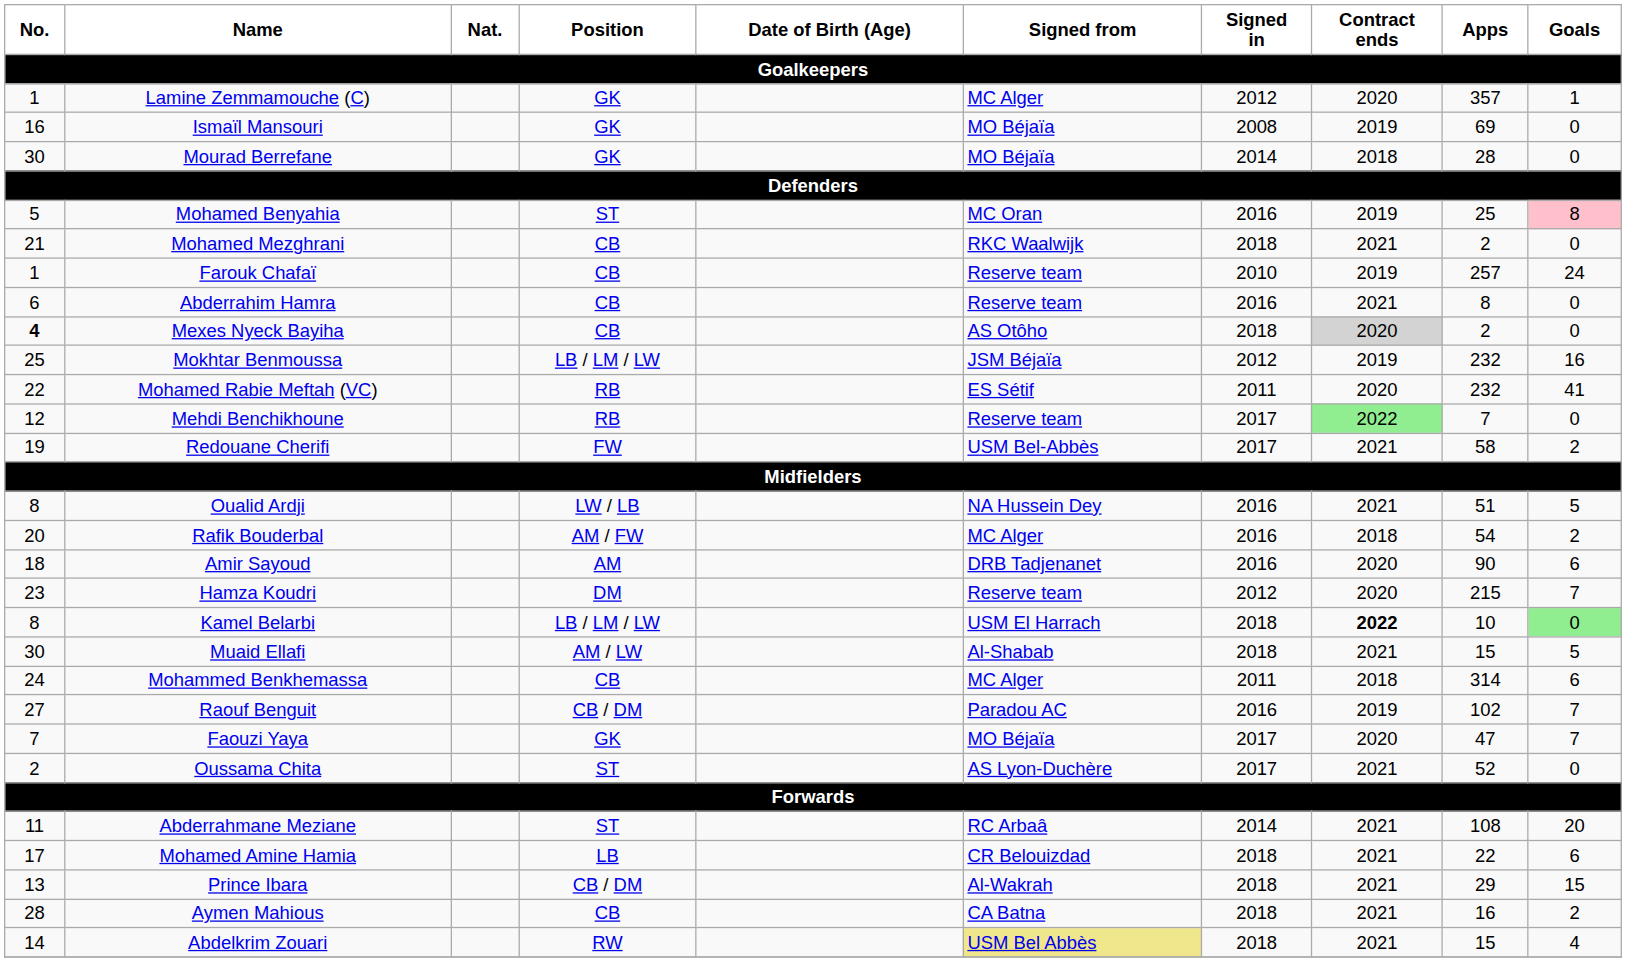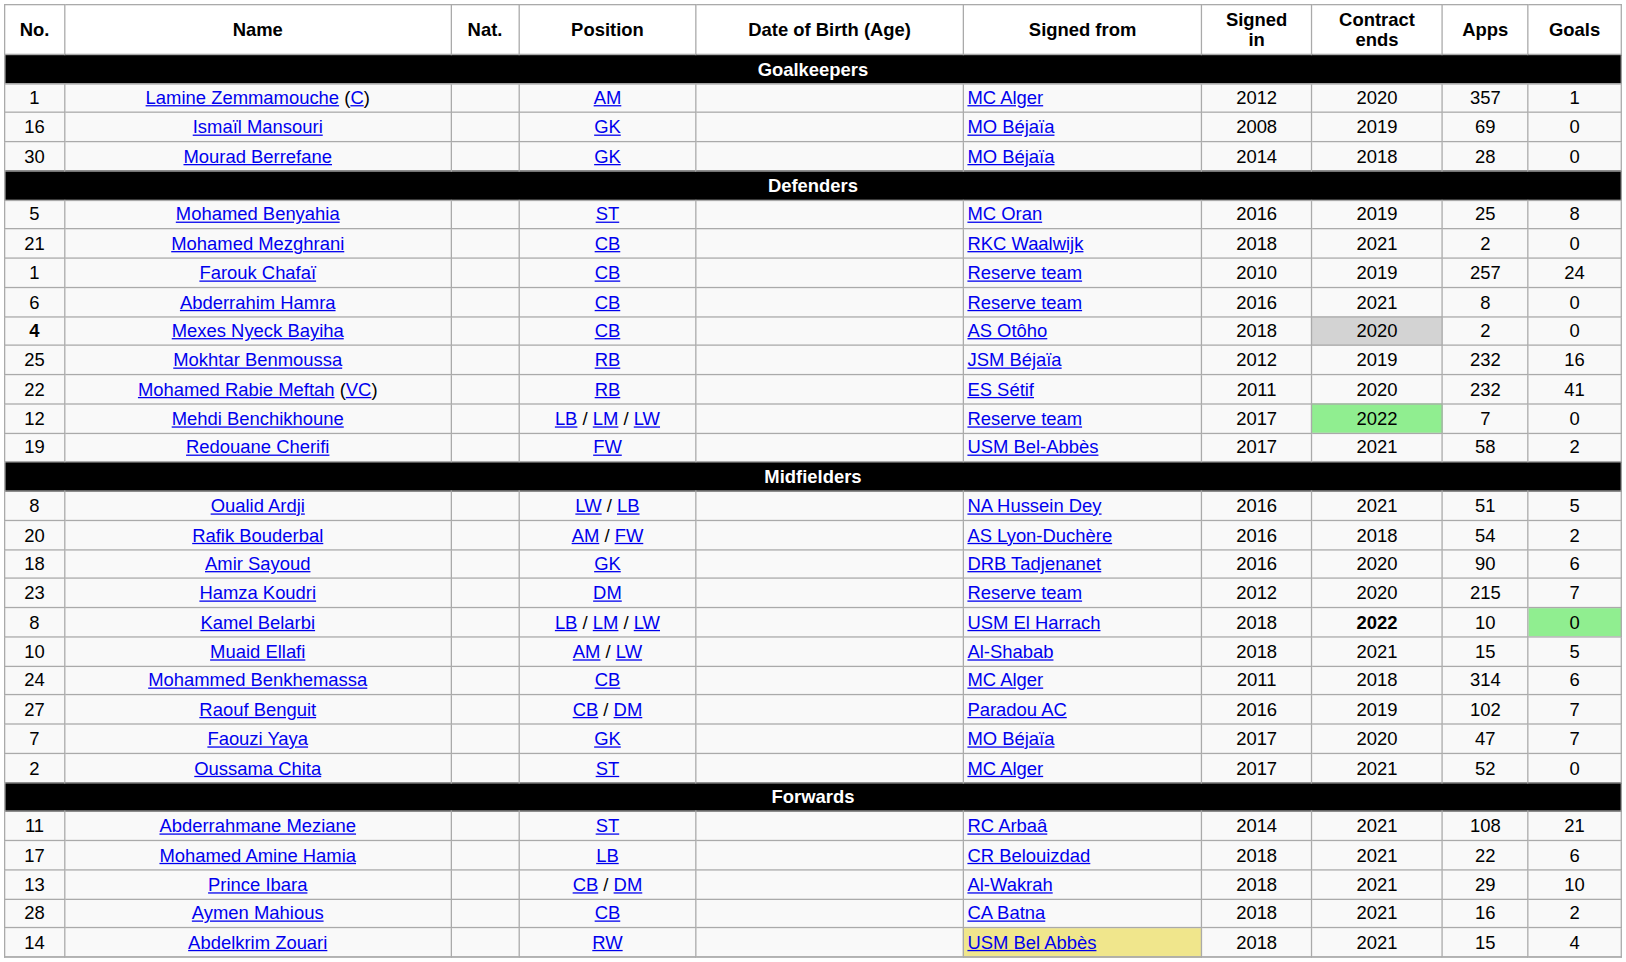(607, 98) GK -> (607, 98) AM
(1575, 215) pink background -> (1575, 215) no background
(607, 360) LB / LM / LW -> (607, 360) RB
(607, 419) RB -> (607, 419) LB / LM / LW
(1005, 535) MC Alger -> (1040, 535) AS Lyon-Duchère
(607, 564) AM -> (607, 564) GK
(34, 652) 30 -> (34, 652) 10
(1040, 768) AS Lyon-Duchère -> (1005, 768) MC Alger
(1575, 826) 20 -> (1575, 826) 21
(1575, 885) 15 -> (1575, 885) 10
